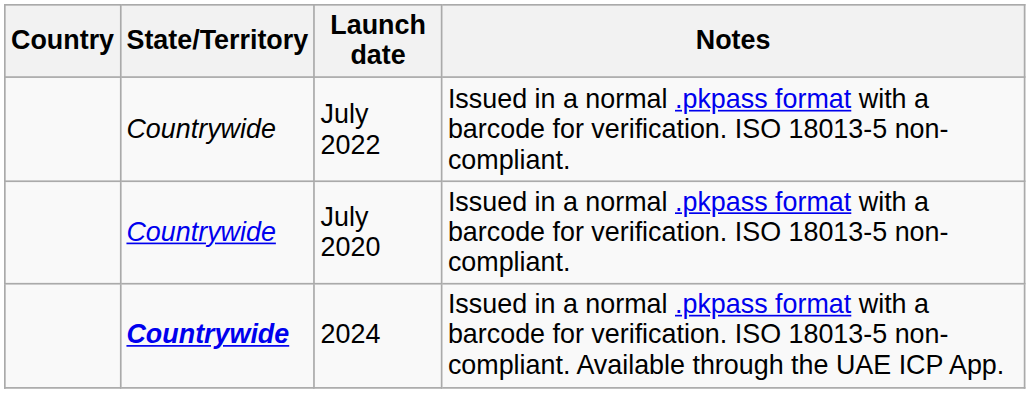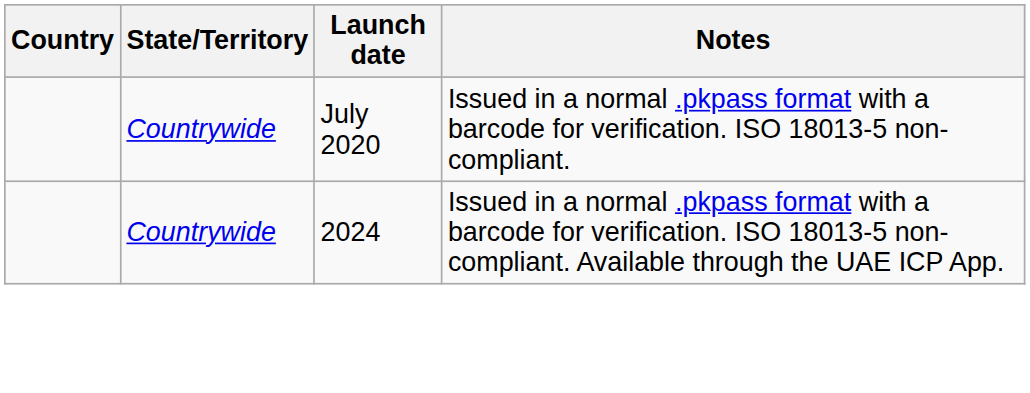- row: (350, 128)
(208, 335) bold -> (201, 232) normal
